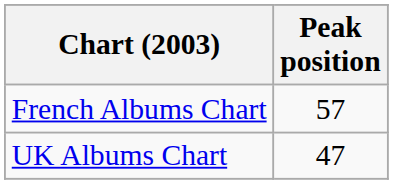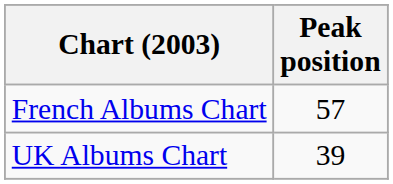(330, 155) 47 -> (330, 155) 39
